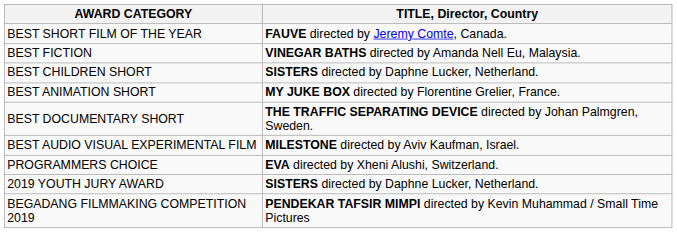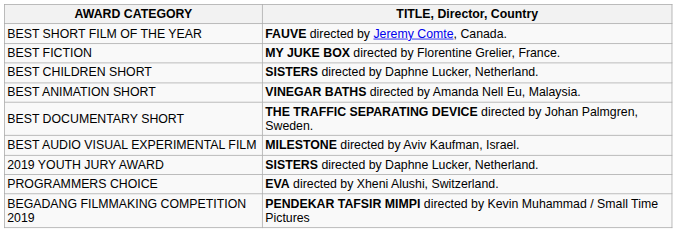(423, 53) VINEGAR BATHS directed by Amanda Nell Eu, Malaysia. -> (413, 53) MY JUKE BOX directed by Florentine Grelier, France.
(413, 92) MY JUKE BOX directed by Florentine Grelier, France. -> (423, 92) VINEGAR BATHS directed by Amanda Nell Eu, Malaysia.
rows swapped: (83, 164) <-> (86, 184)
